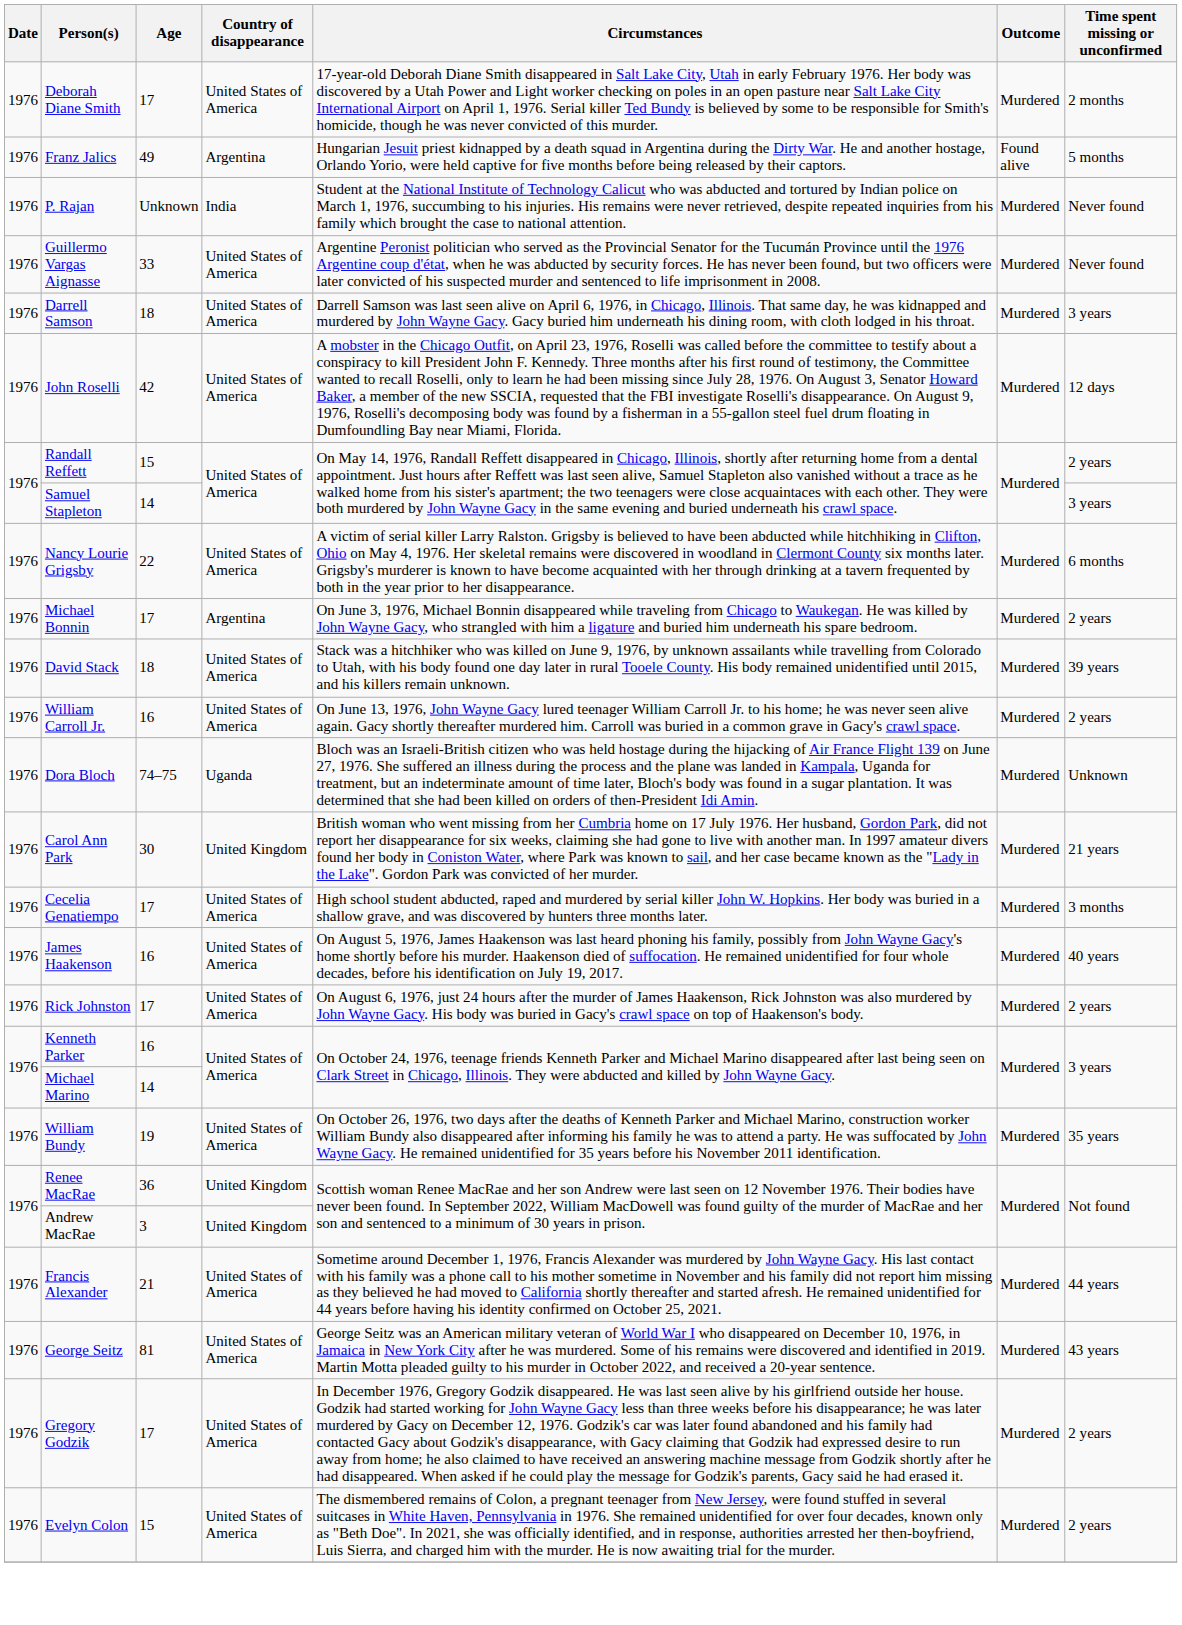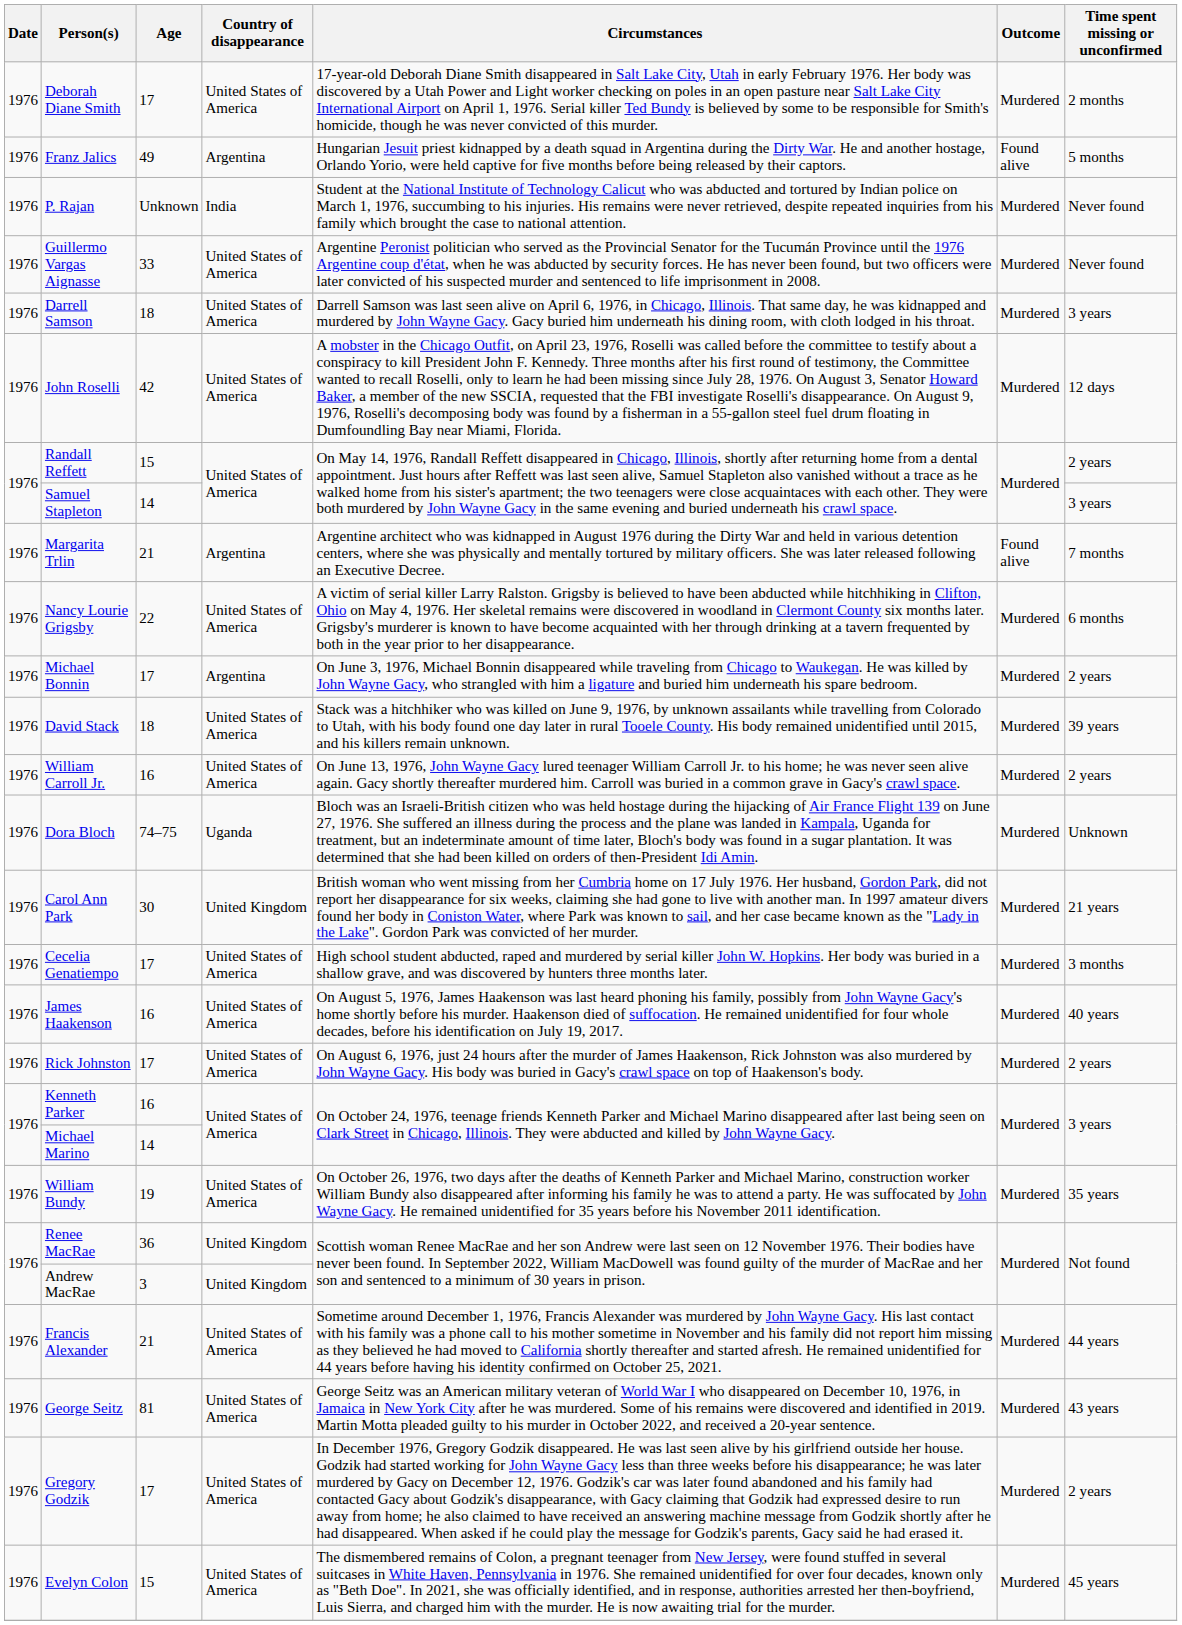+ row: (74, 552)
(1090, 1524) 2 years -> (1094, 1582) 45 years
